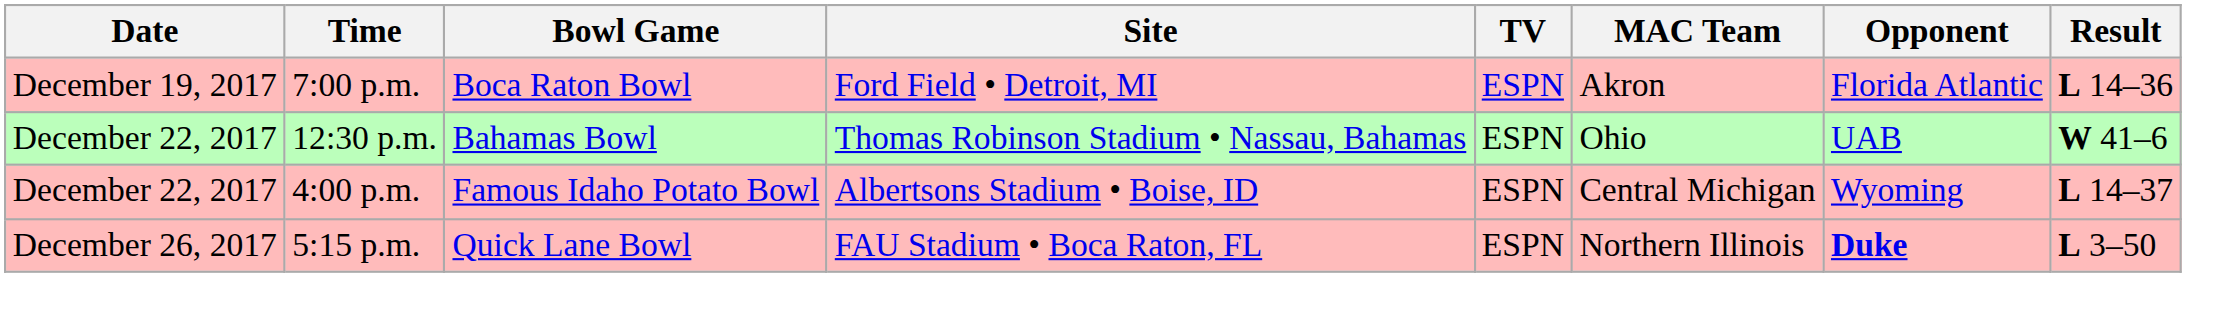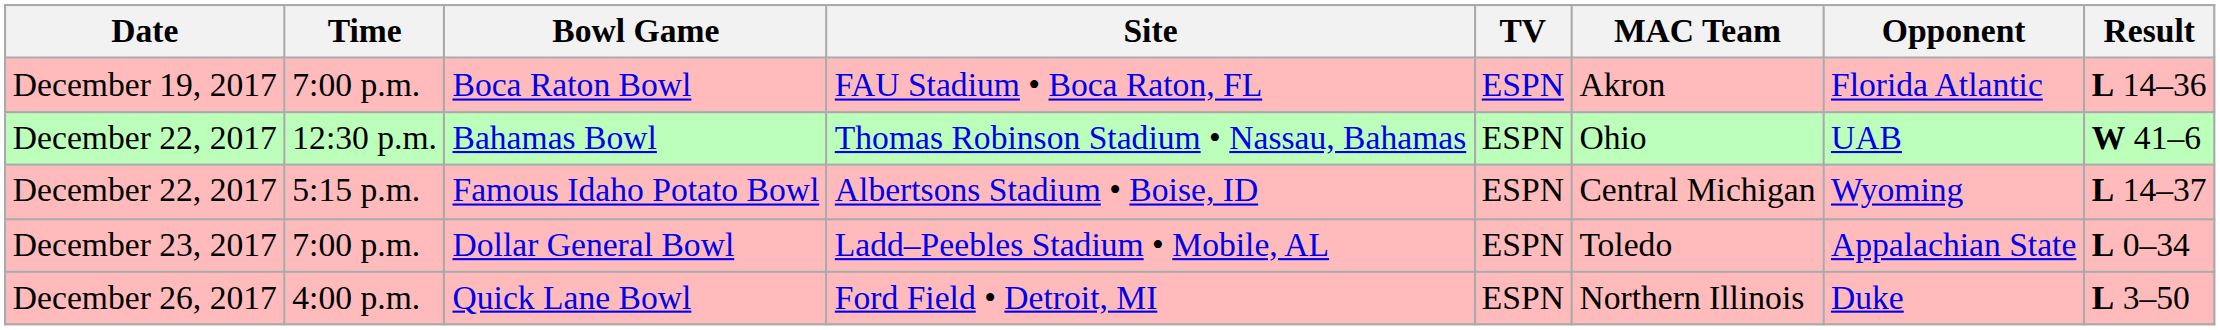(996, 84) Ford Field • Detroit, MI -> (1048, 84) FAU Stadium • Boca Raton, FL
(356, 191) 4:00 p.m. -> (356, 191) 5:15 p.m.
+ row: (593, 244)
(356, 244) 5:15 p.m. -> (356, 297) 4:00 p.m.
(1048, 244) FAU Stadium • Boca Raton, FL -> (996, 297) Ford Field • Detroit, MI
(1869, 244) bold -> (1867, 297) normal
